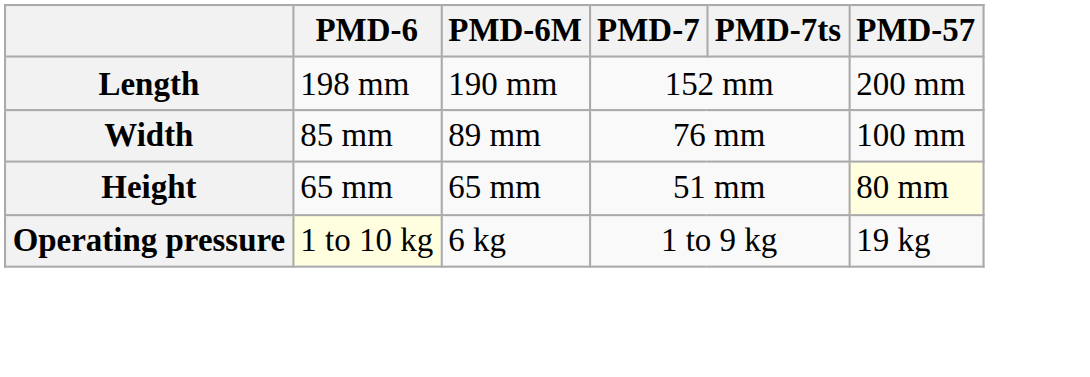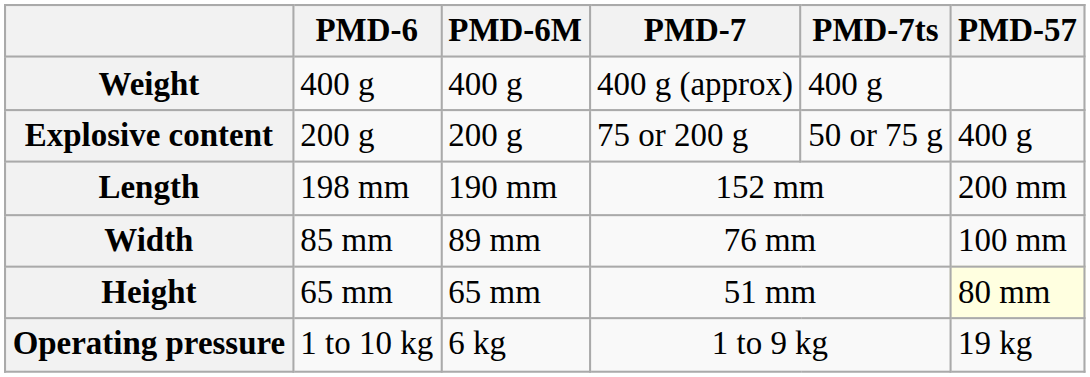+ row: (149, 82)
+ row: (149, 135)
(367, 239) lightyellow background -> (367, 344) no background
